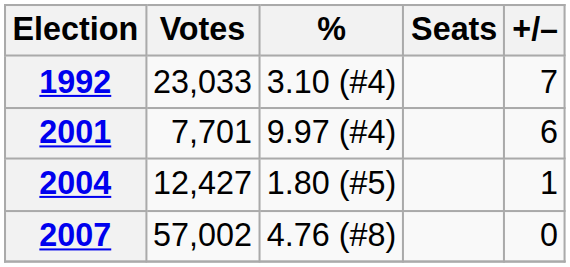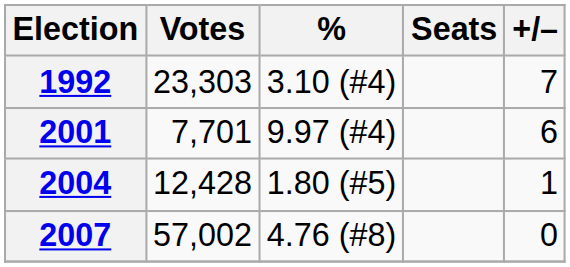(202, 81) 23,033 -> (202, 81) 23,303
(202, 183) 12,427 -> (202, 183) 12,428
